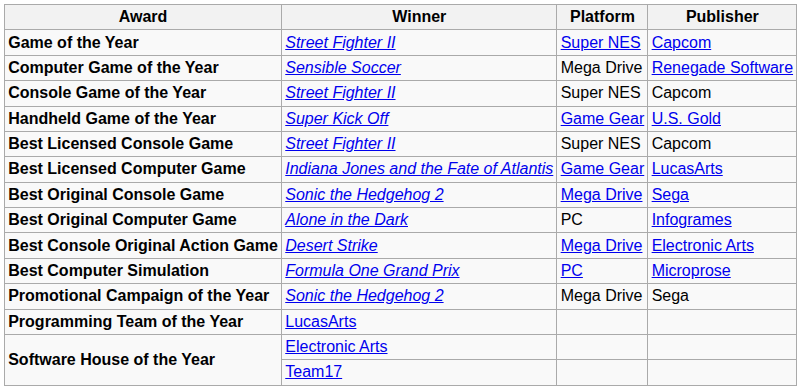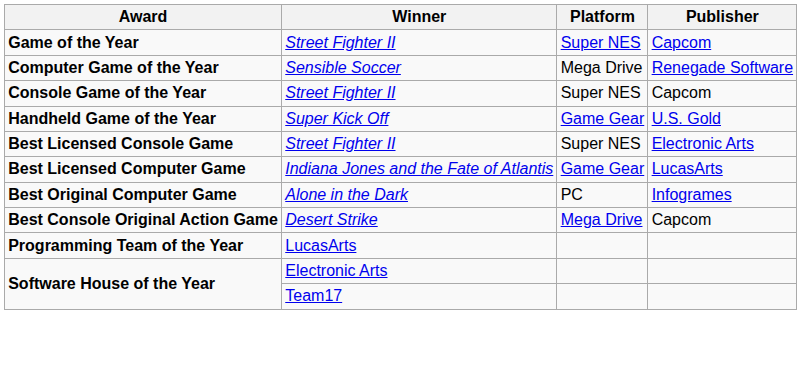(681, 144) Capcom -> (703, 144) Electronic Arts
- row: (116, 194)
(703, 245) Electronic Arts -> (681, 220) Capcom
- row: (109, 270)
- row: (139, 296)
